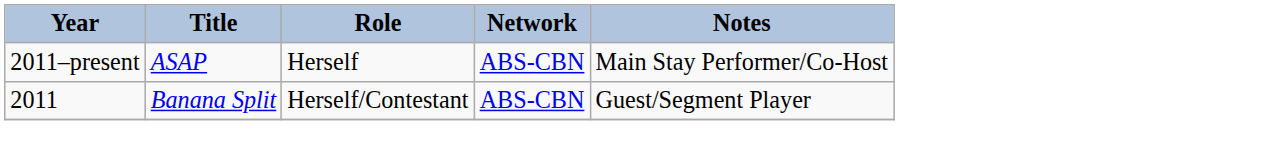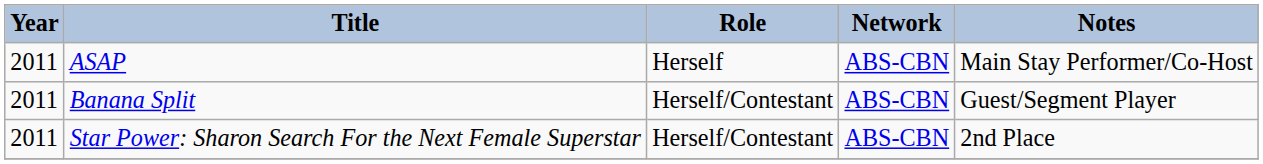(75, 61) 2011–present -> (34, 61) 2011
+ row: (355, 138)
